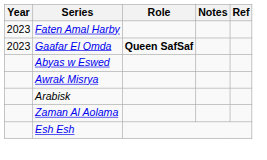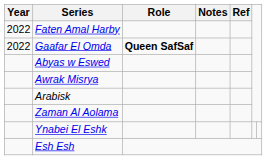(19, 29) 2023 -> (19, 29) 2022
(19, 46) 2023 -> (19, 46) 2022
+ row: (71, 130)
